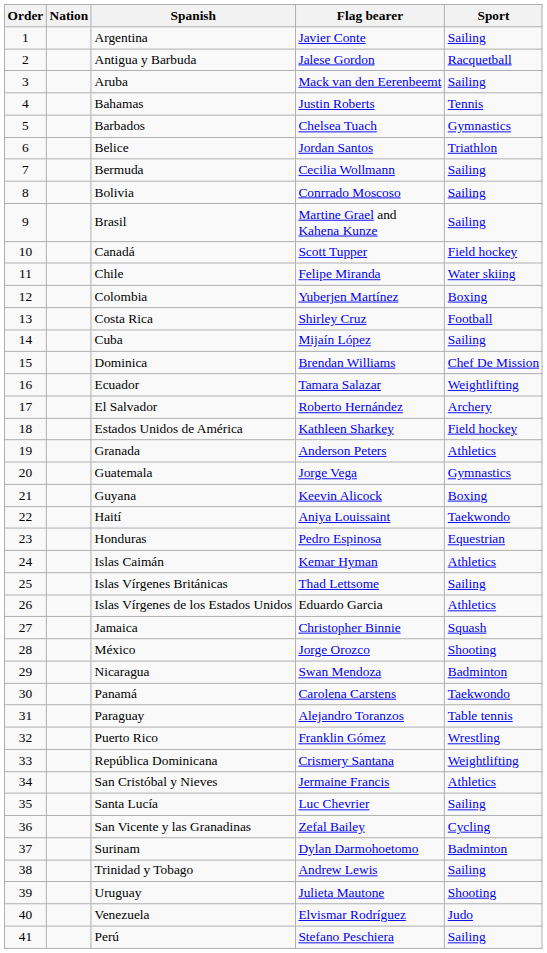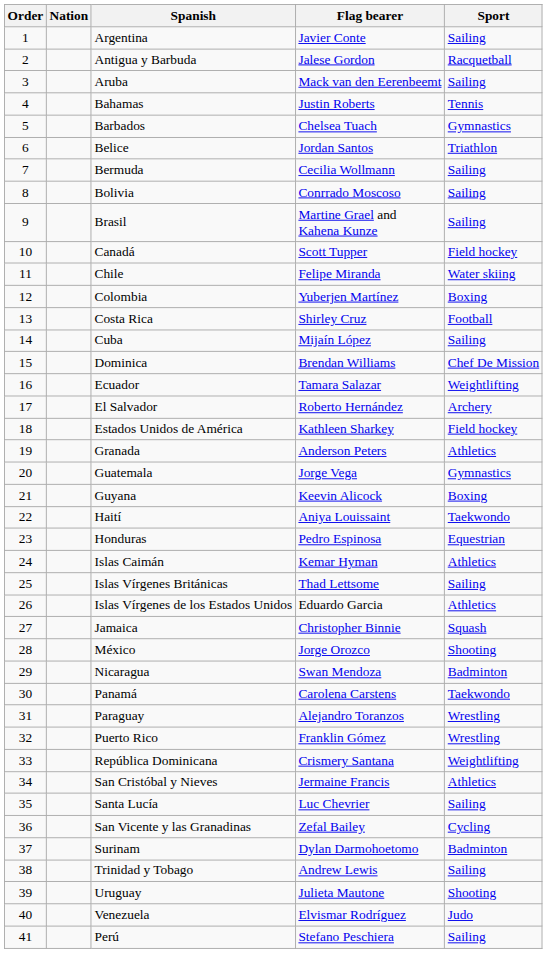(480, 716) Table tennis -> (474, 716) Wrestling
